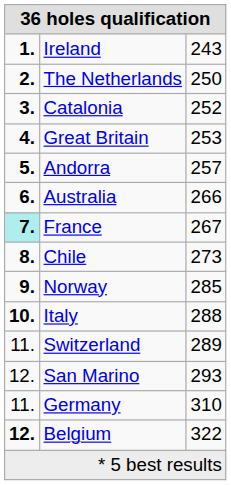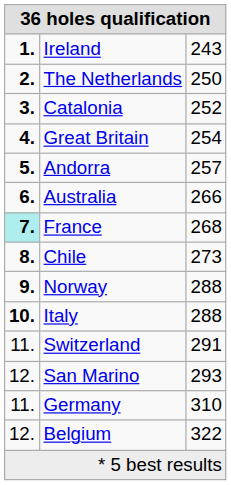(206, 138) 253 -> (206, 138) 254
(206, 227) 267 -> (206, 227) 268
(206, 286) 285 -> (206, 286) 288
(206, 345) 289 -> (206, 345) 291
(22, 434) bold -> (22, 434) normal
